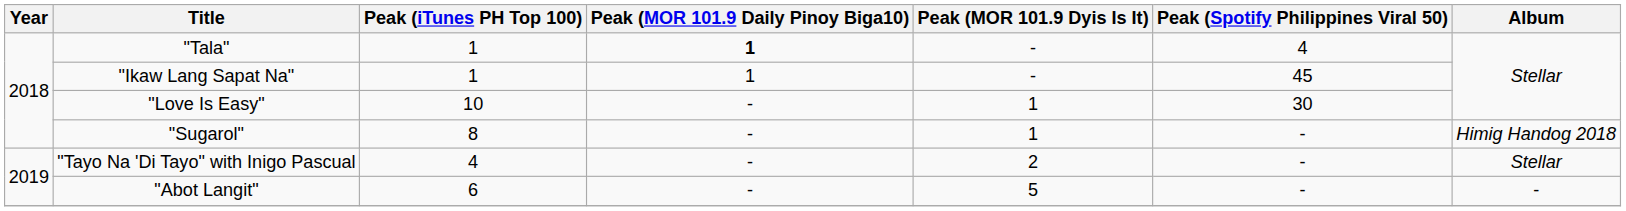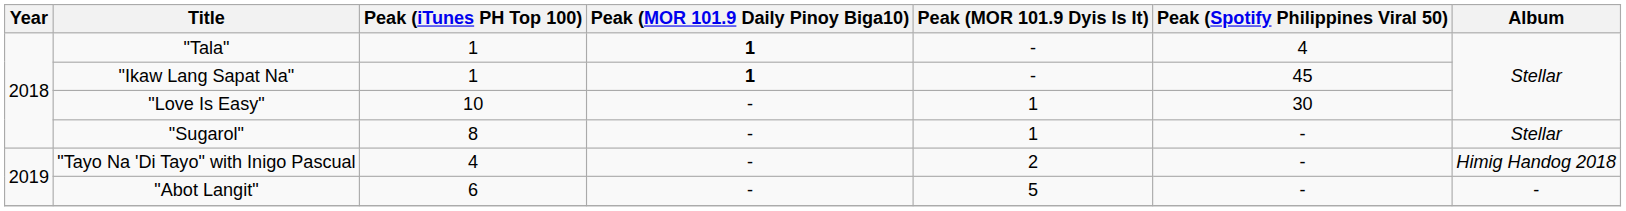(750, 76) normal -> (750, 76) bold
(1536, 133) Himig Handog 2018 -> (1536, 133) Stellar
(1536, 162) Stellar -> (1536, 162) Himig Handog 2018
